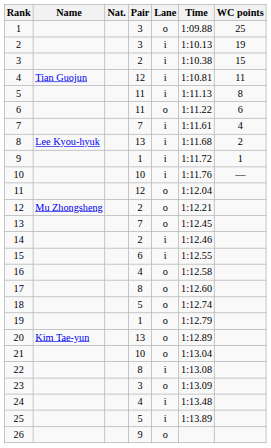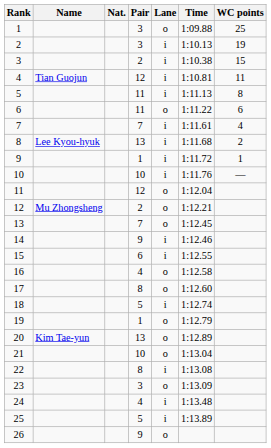(140, 239) 2 -> (140, 239) 9
(165, 304) o -> (165, 304) i
